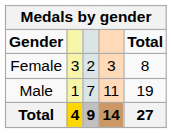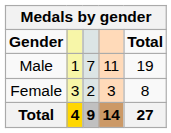rows swapped: (36, 91) <-> (36, 66)
